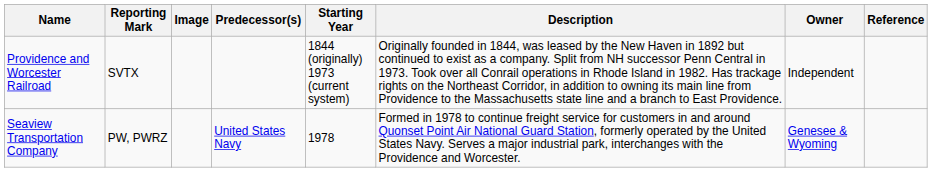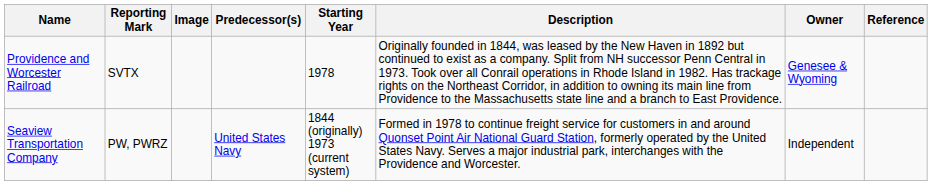(335, 72) 1844 (originally) 1973 (current system) -> (321, 72) 1978
(821, 72) Independent -> (817, 72) Genesee & Wyoming
(321, 138) 1978 -> (335, 144) 1844 (originally) 1973 (current system)
(817, 138) Genesee & Wyoming -> (821, 144) Independent
